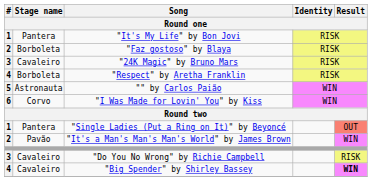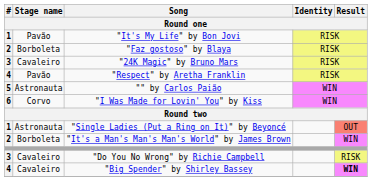(39, 37) Pantera -> (39, 37) Pavão
(39, 75) Borboleta -> (39, 75) Pavão
(39, 127) Pantera -> (39, 127) Astronauta
(39, 140) Pavão -> (39, 140) Borboleta
